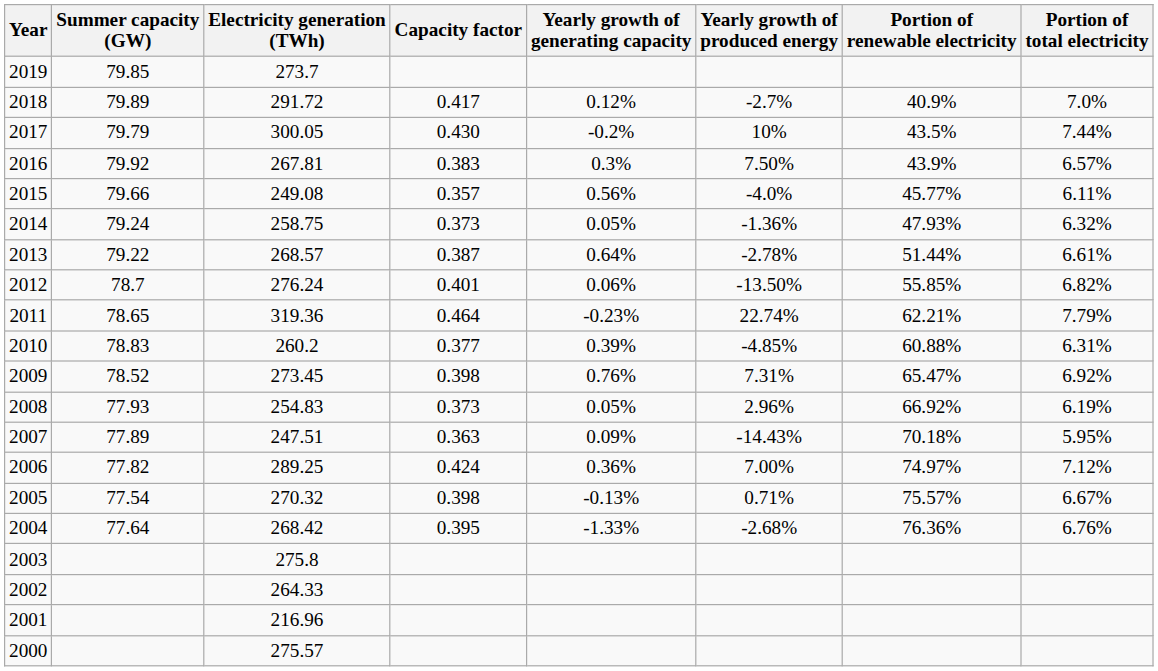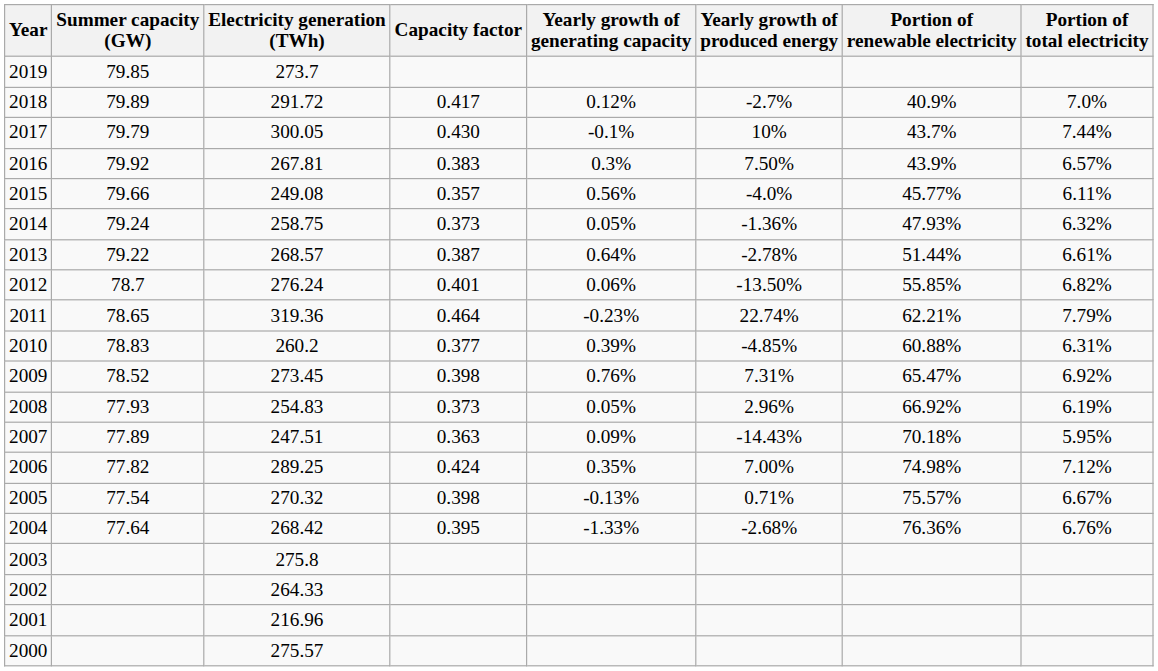(611, 132) -0.2% -> (611, 132) -0.1%
(932, 132) 43.5% -> (932, 132) 43.7%
(611, 467) 0.36% -> (611, 467) 0.35%
(932, 467) 74.97% -> (932, 467) 74.98%
